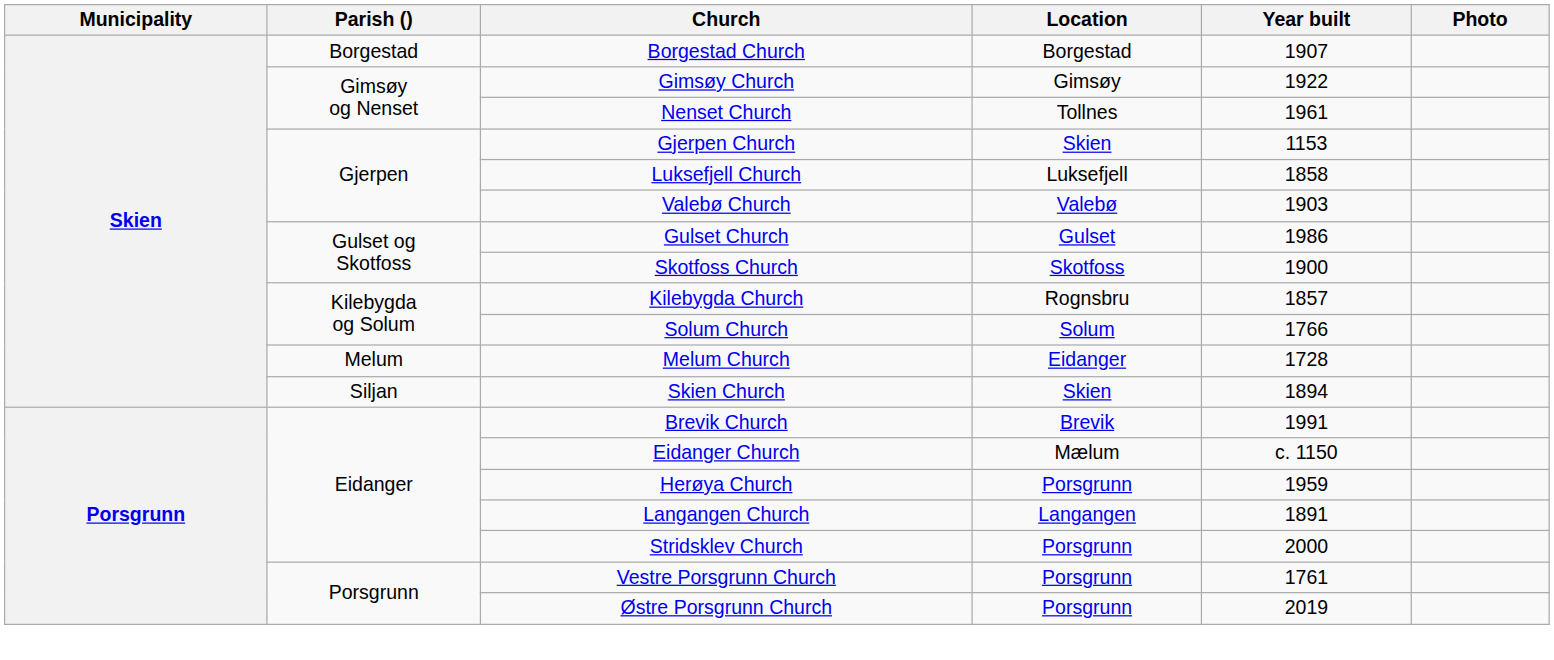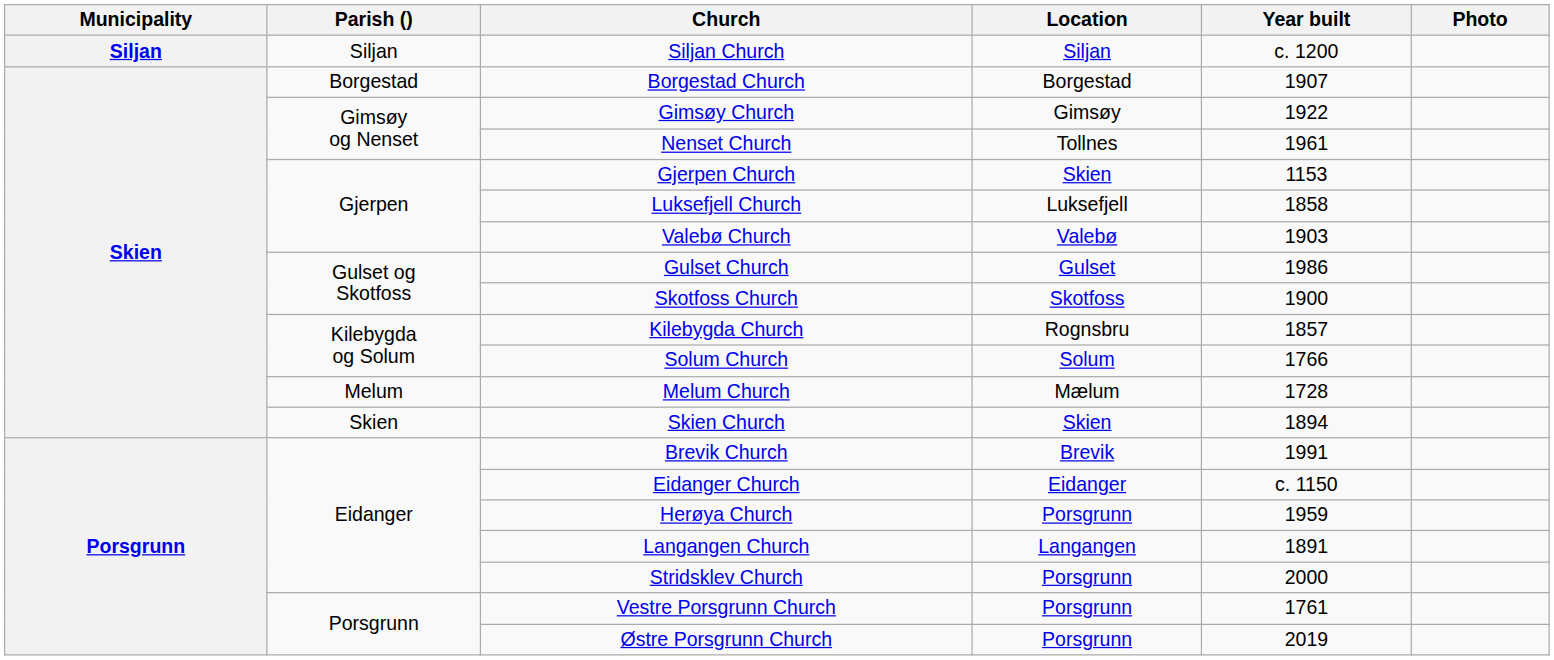+ row: (726, 50)
(1087, 360) Eidanger -> (1087, 391) Mælum
(374, 391) Siljan -> (374, 422) Skien
(1087, 453) Mælum -> (1087, 484) Eidanger
